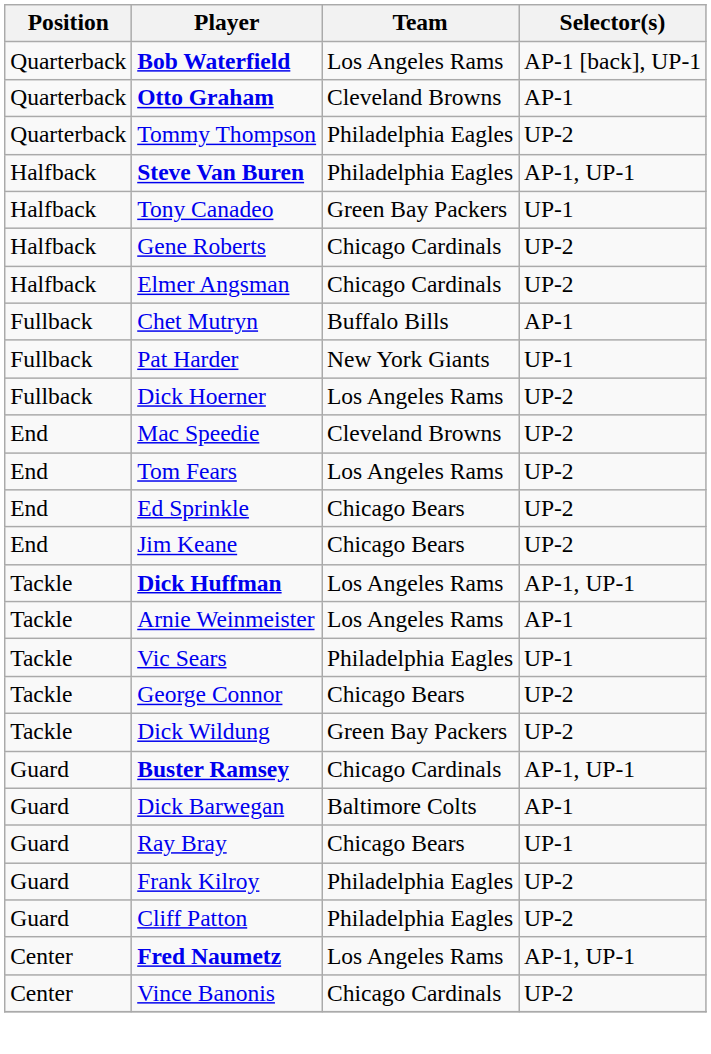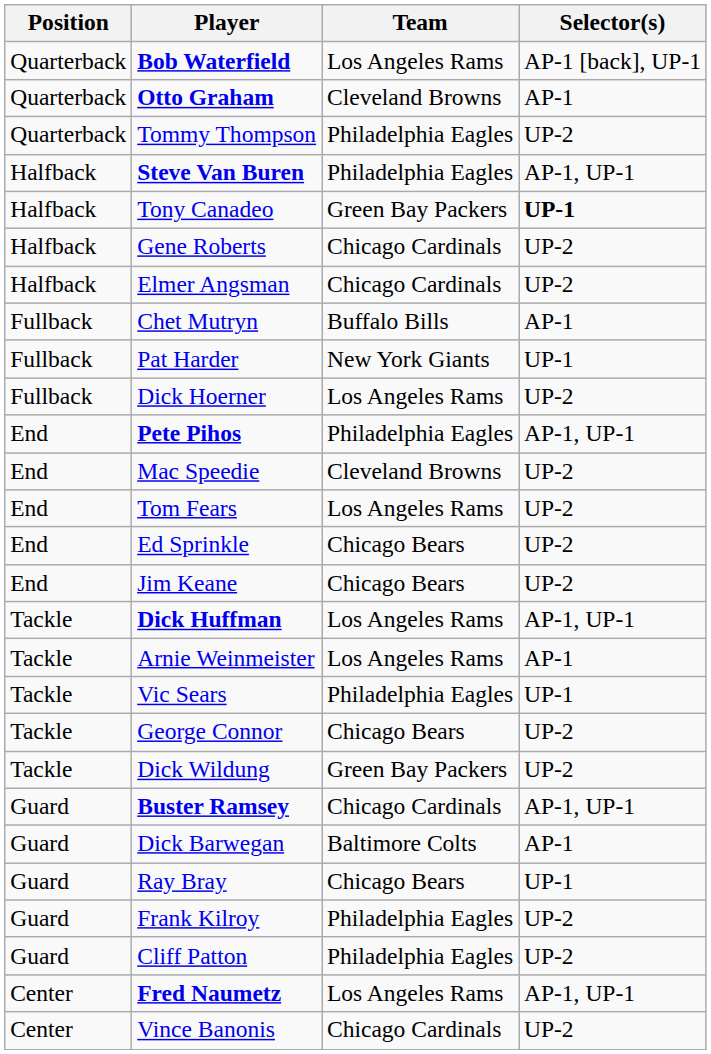(549, 209) normal -> (549, 209) bold
+ row: (189, 433)
